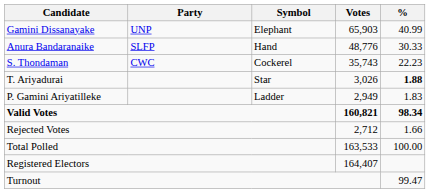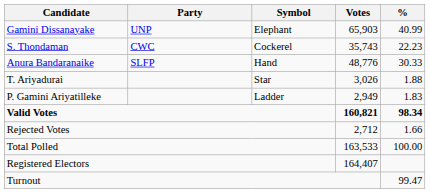rows swapped: (50, 46) <-> (37, 63)
(413, 79) bold -> (413, 79) normal
